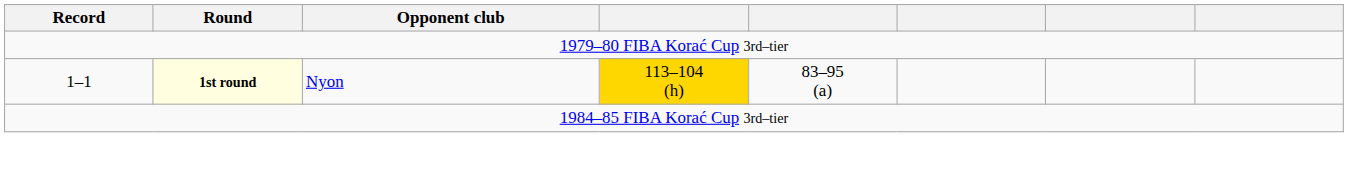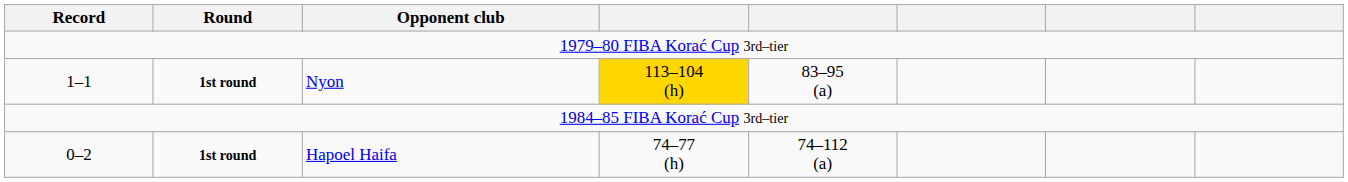(228, 82) lightyellow background -> (228, 82) no background
+ row: (79, 154)
